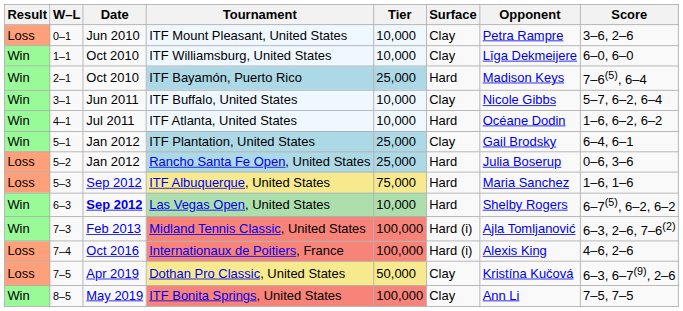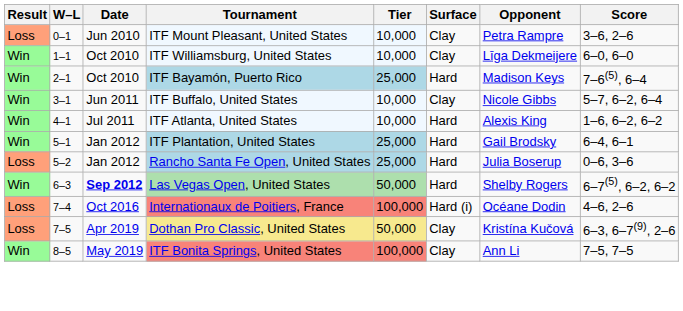(524, 121) Océane Dodin -> (515, 121) Alexis King
(442, 141) Clay -> (443, 141) Hard
- row: (240, 182)
(396, 205) 10,000 -> (396, 184) 50,000
- row: (258, 229)
(515, 251) Alexis King -> (524, 206) Océane Dodin
